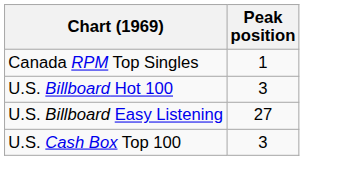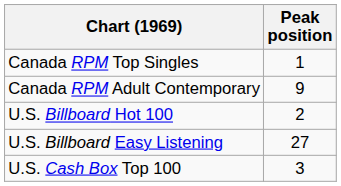+ row: (134, 89)
(263, 89) 3 -> (300, 115) 2
